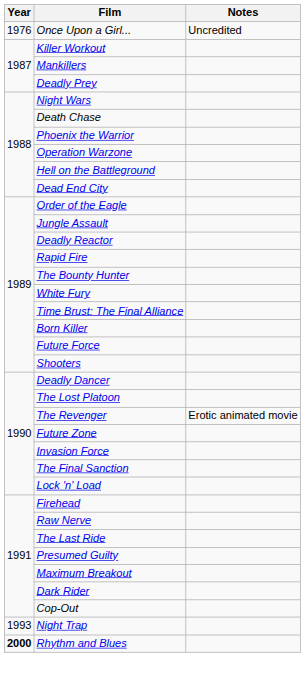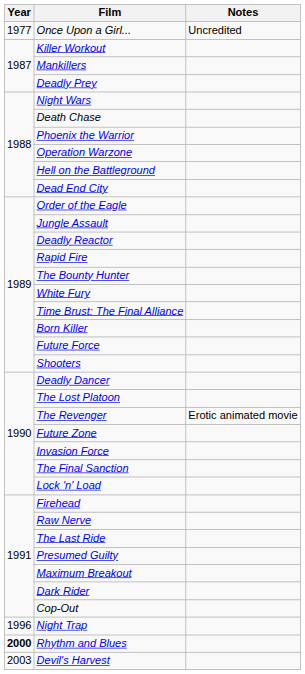(19, 30) 1976 -> (19, 30) 1977
(19, 626) 1993 -> (19, 626) 1996
+ row: (73, 661)
